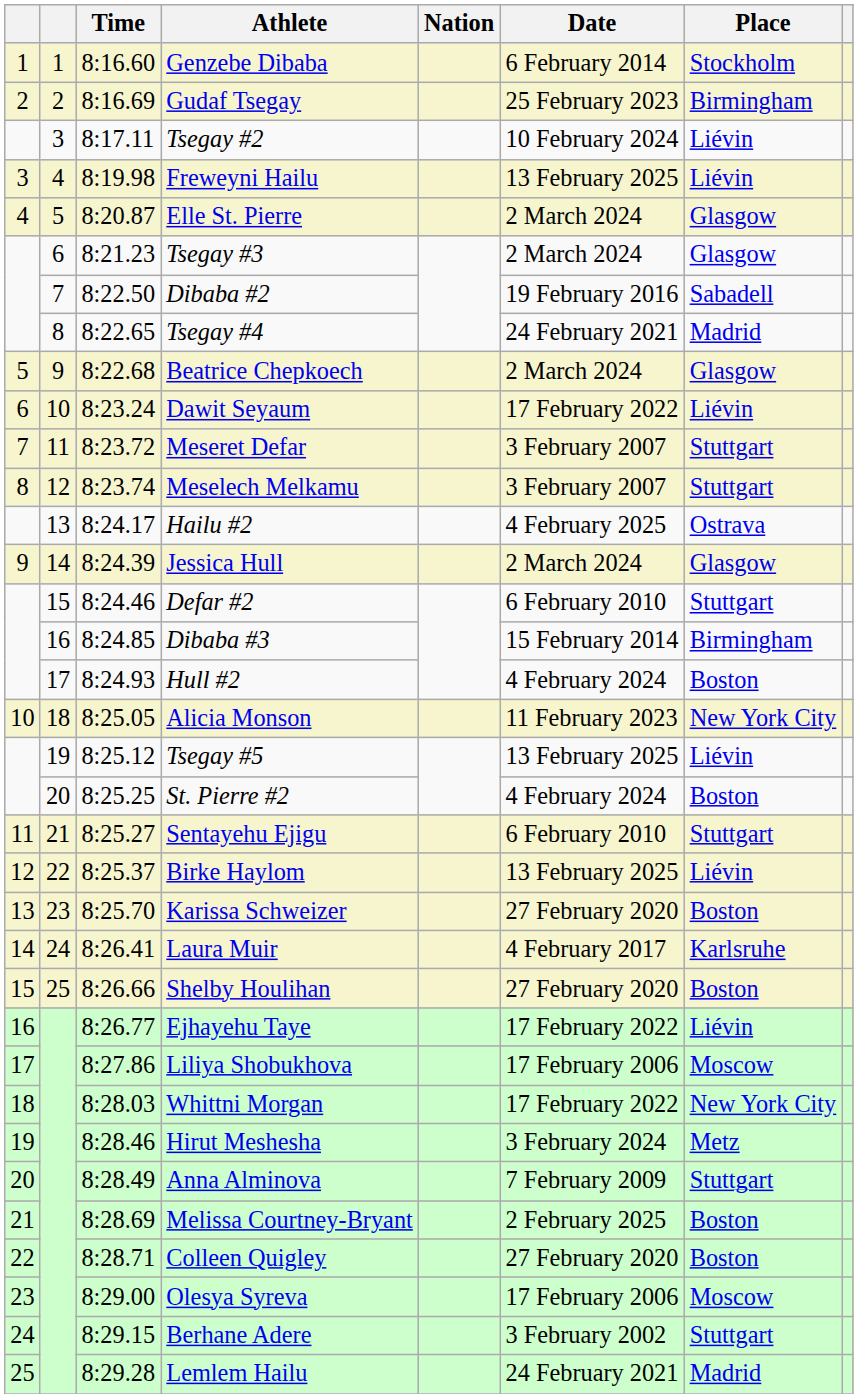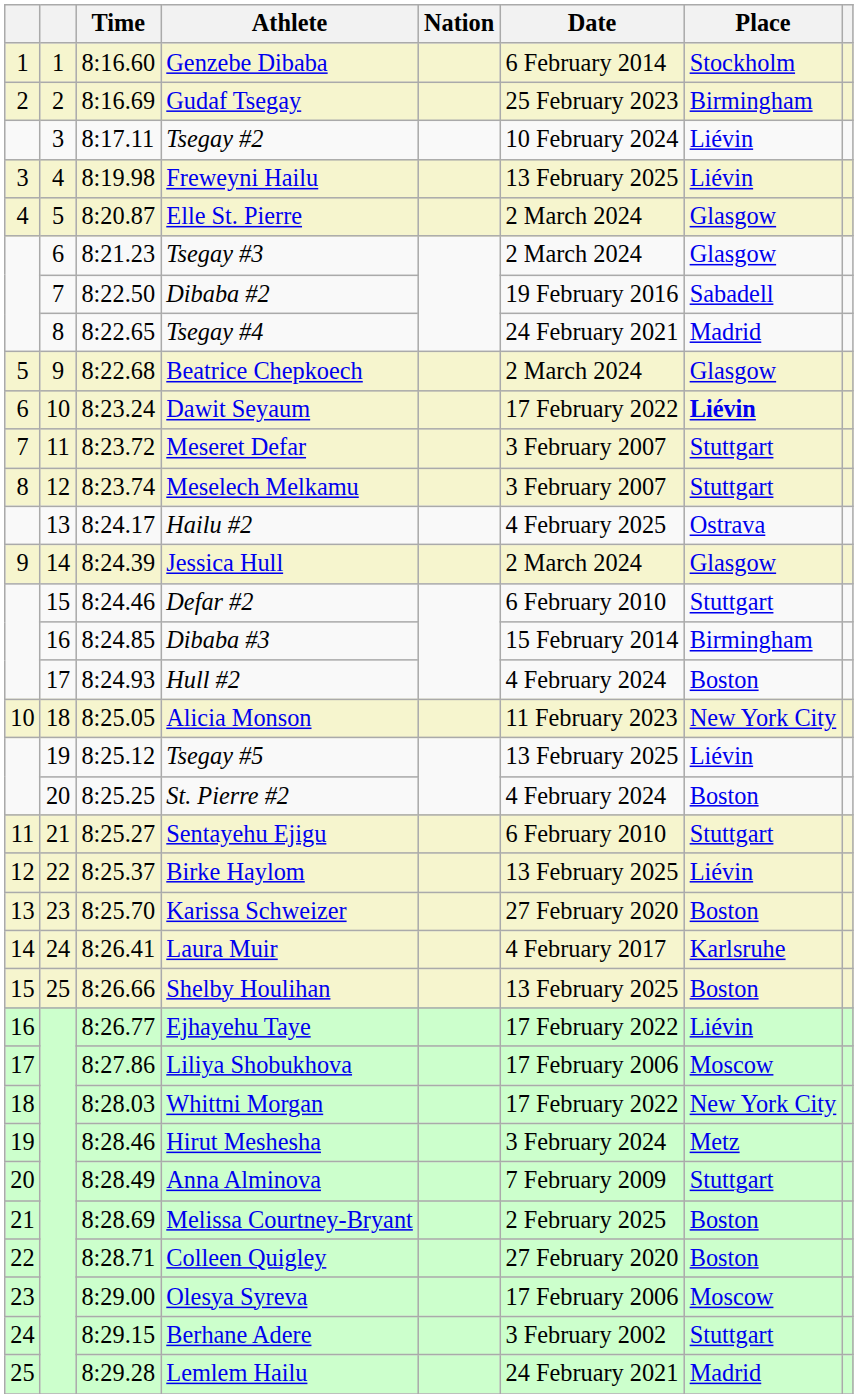(721, 409) normal -> (723, 409) bold
(592, 988) 27 February 2020 -> (592, 988) 13 February 2025
